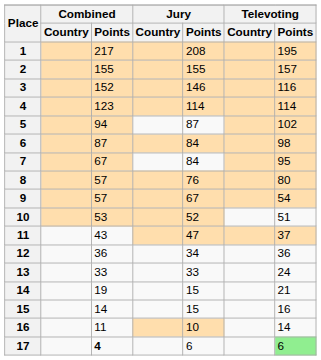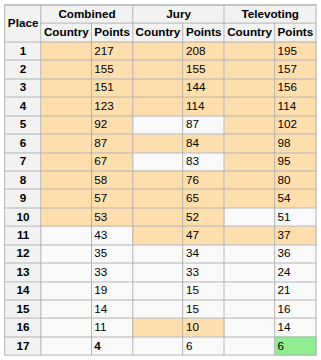(104, 88) 152 -> (104, 88) 151
(196, 88) 146 -> (196, 88) 144
(287, 88) 116 -> (287, 88) 156
(101, 125) 94 -> (101, 125) 92
(192, 162) 84 -> (192, 162) 83
(101, 180) 57 -> (101, 180) 58
(192, 199) 67 -> (192, 199) 65
(101, 254) 36 -> (101, 254) 35
